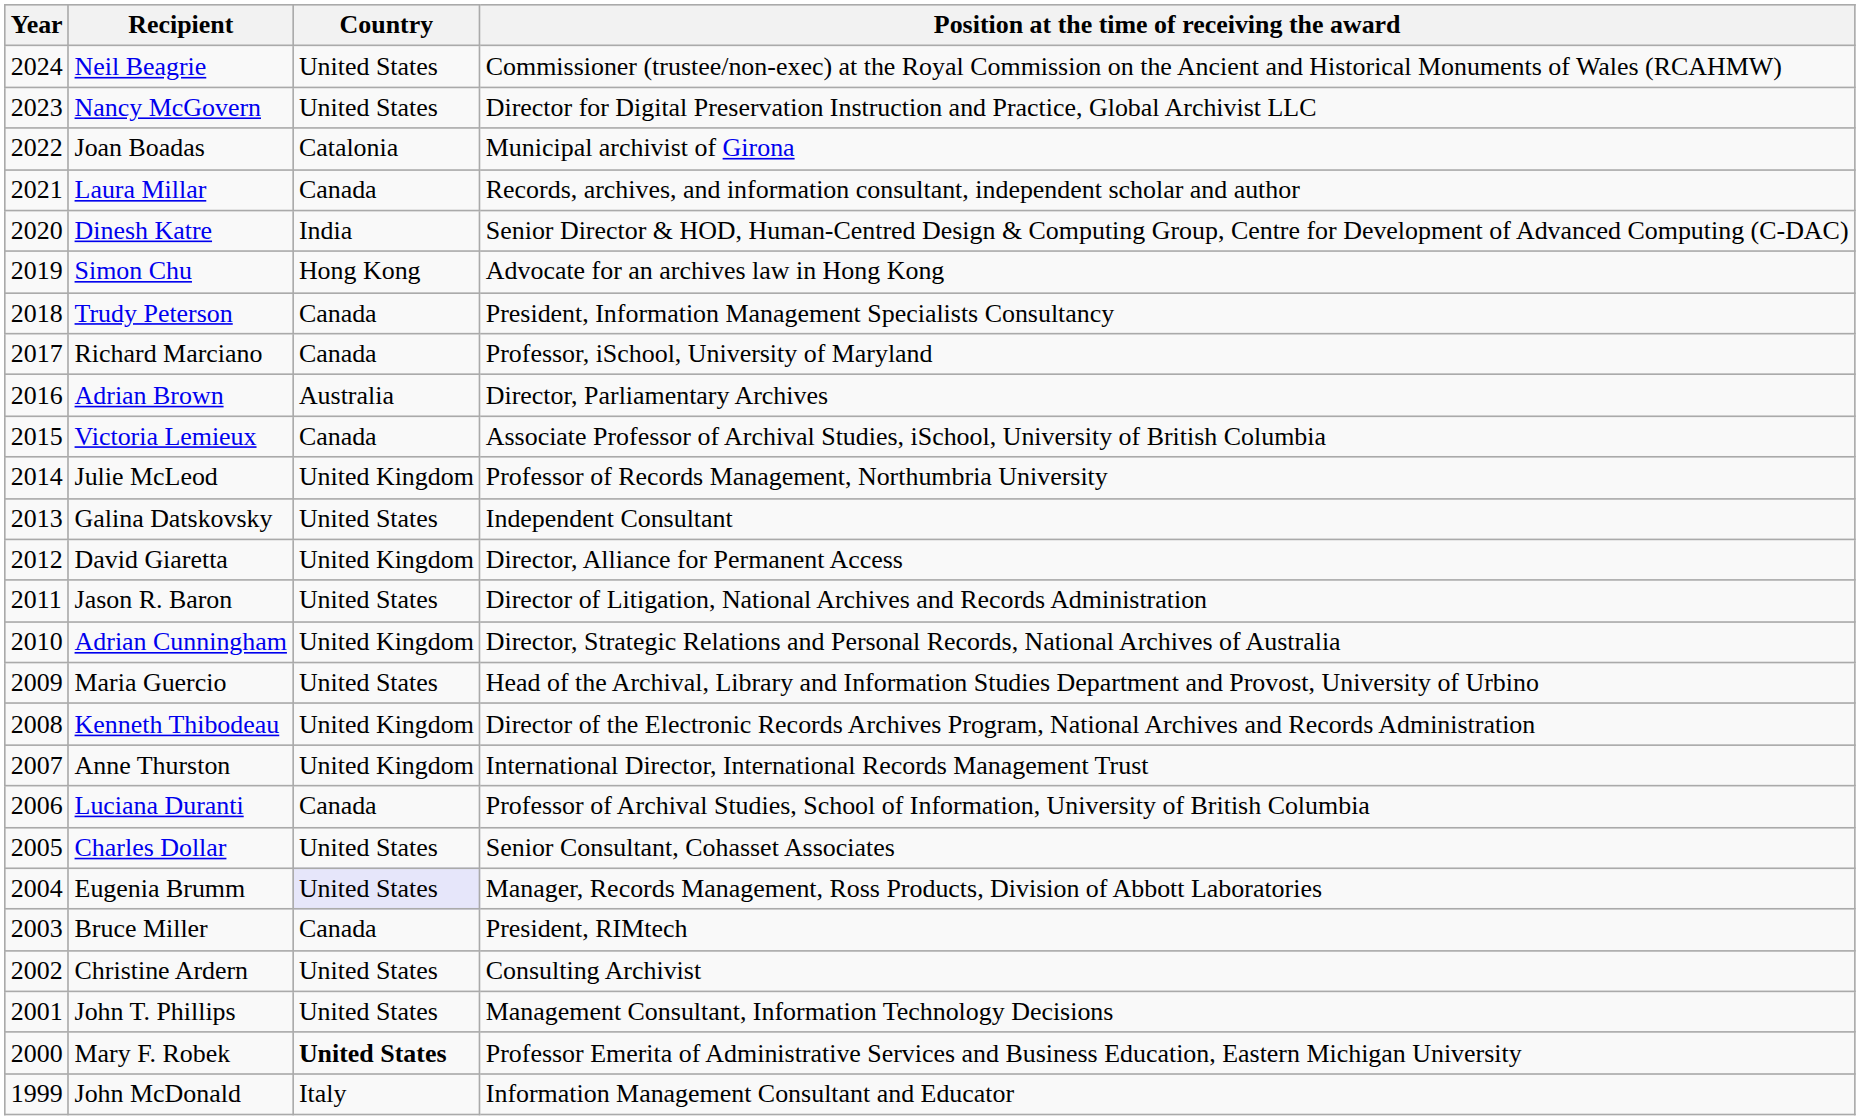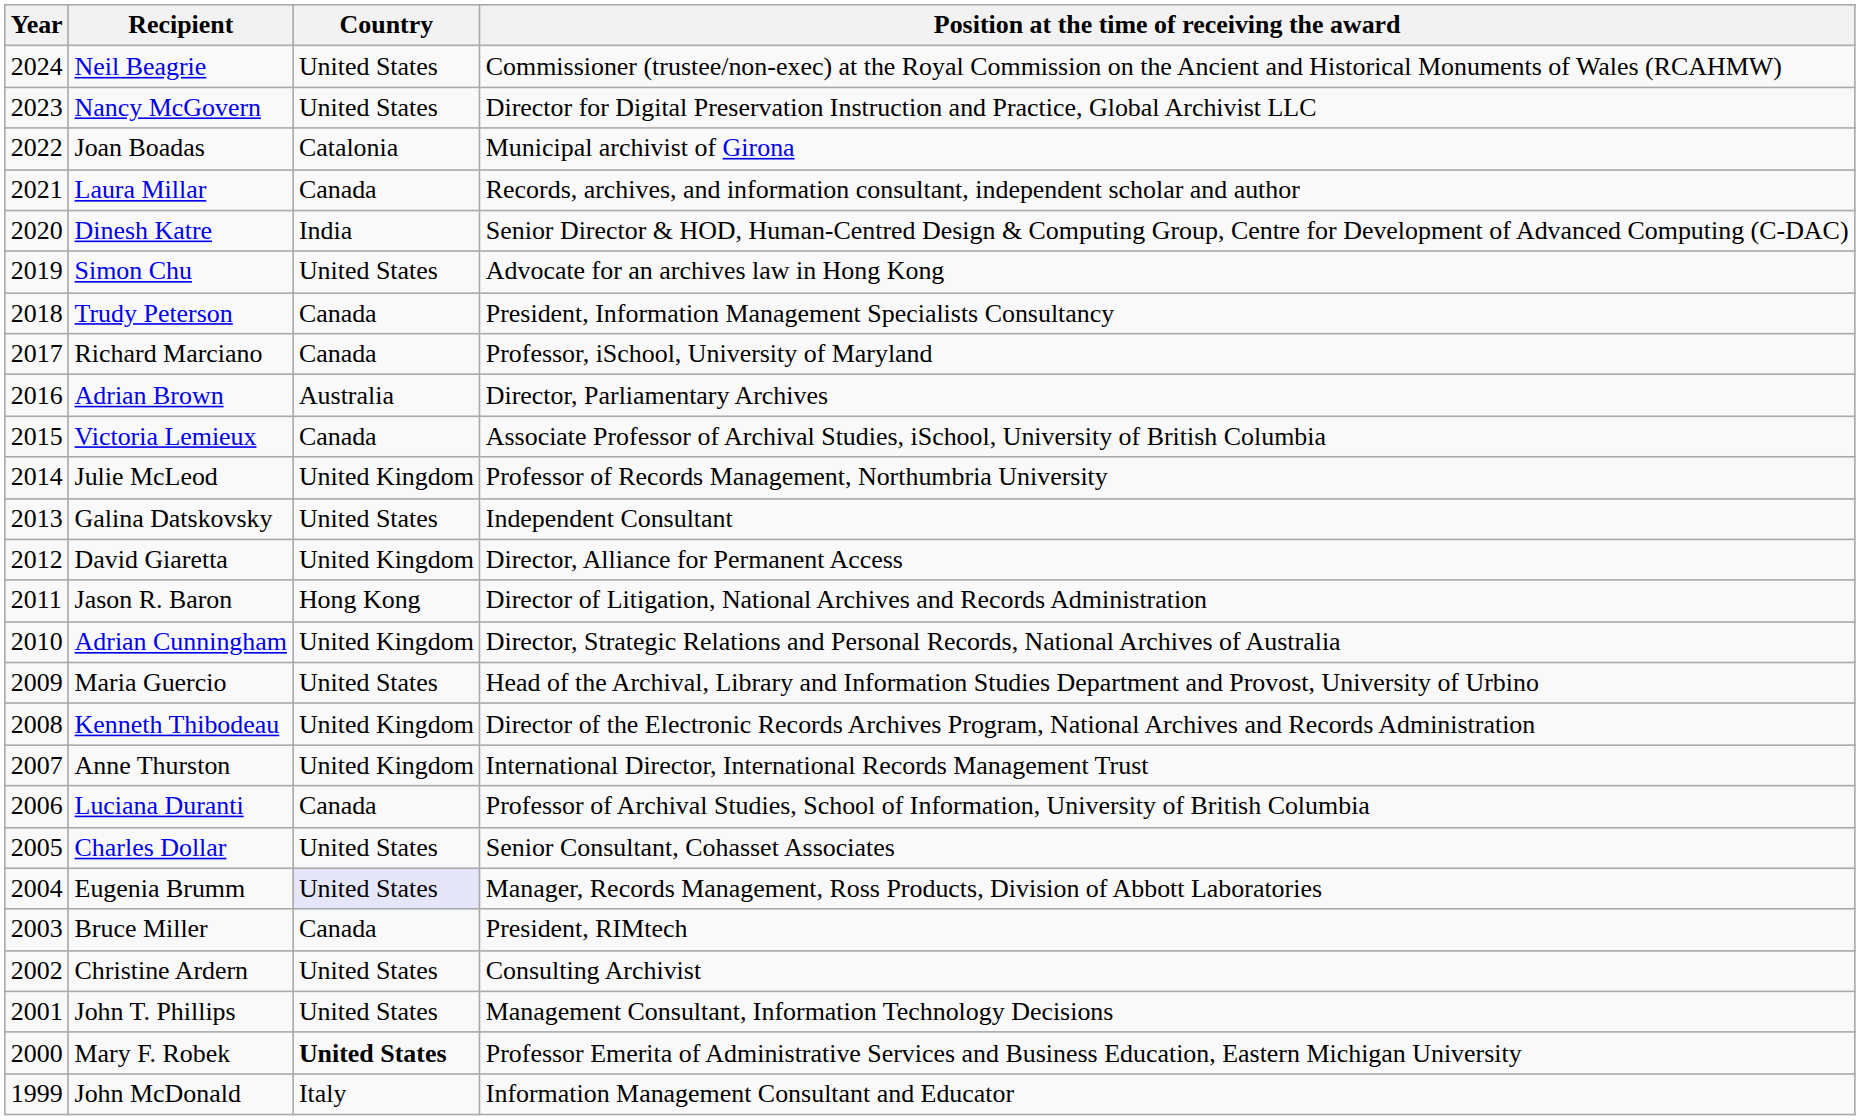(360, 271) Hong Kong -> (368, 271) United States
(368, 600) United States -> (360, 600) Hong Kong
